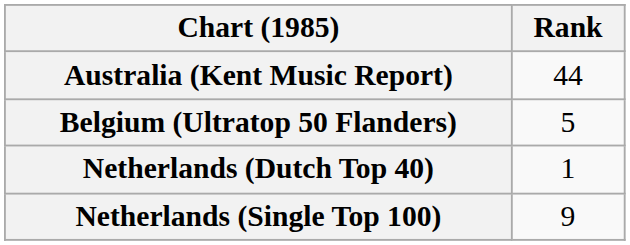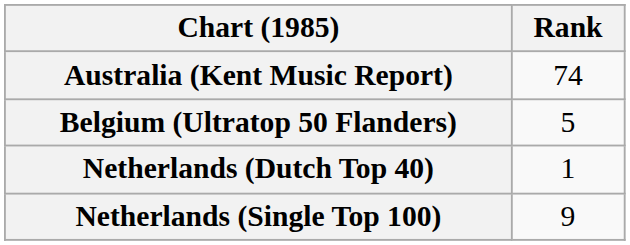(568, 74) 44 -> (568, 74) 74
